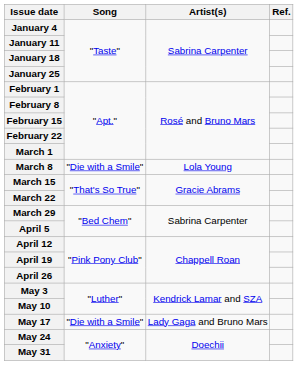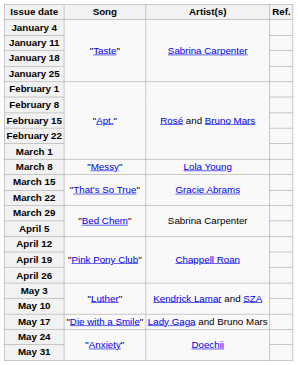(105, 167) "Die with a Smile" -> (105, 167) "Messy"
